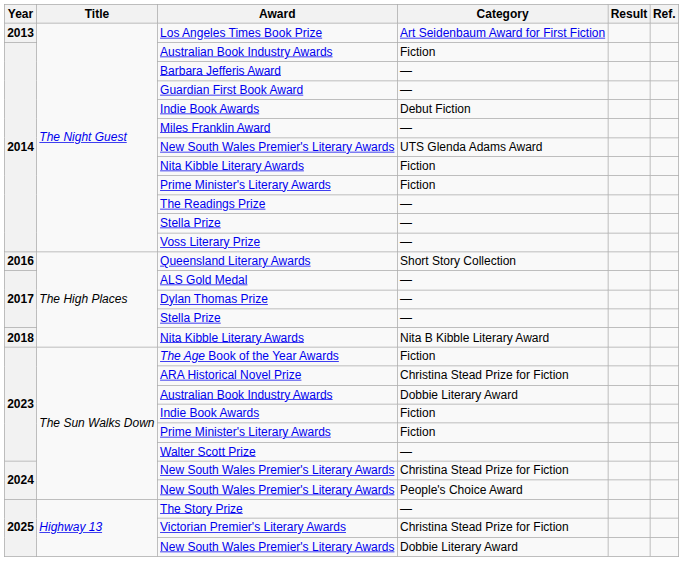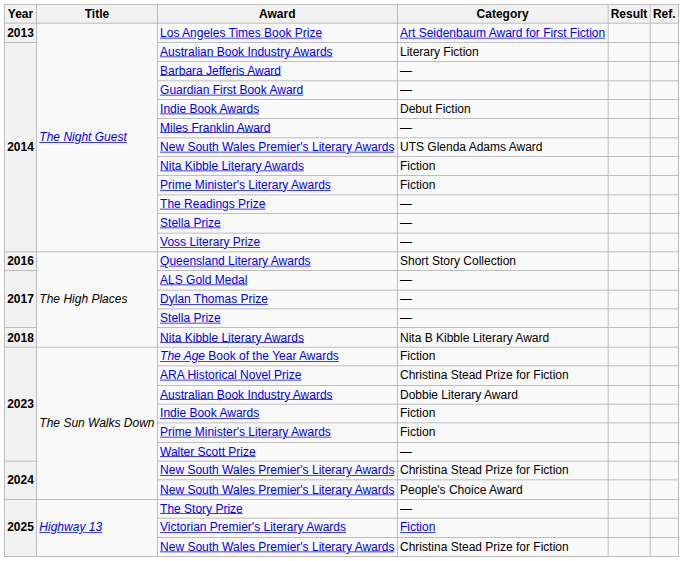(418, 52) Fiction -> (439, 52) Literary Fiction
(484, 527) Christina Stead Prize for Fiction -> (418, 527) Fiction
(459, 546) Dobbie Literary Award -> (484, 546) Christina Stead Prize for Fiction
